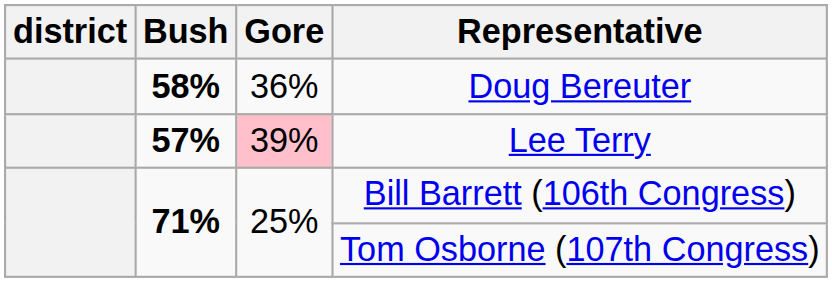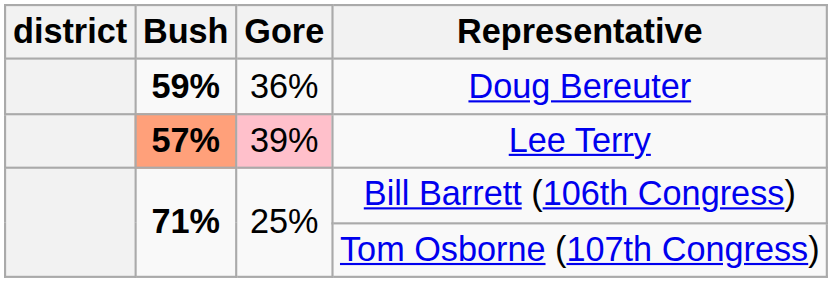(186, 85) 58% -> (186, 85) 59%
(186, 140) no background -> (186, 140) lightsalmon background
